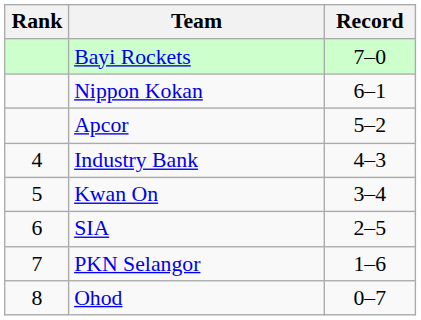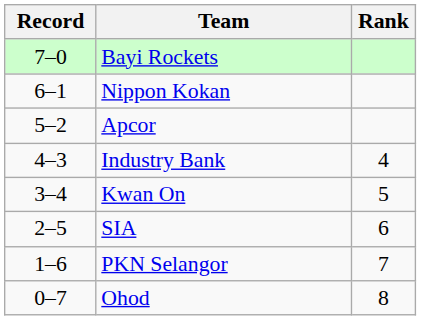columns swapped: (37, 21) <-> (370, 21)
